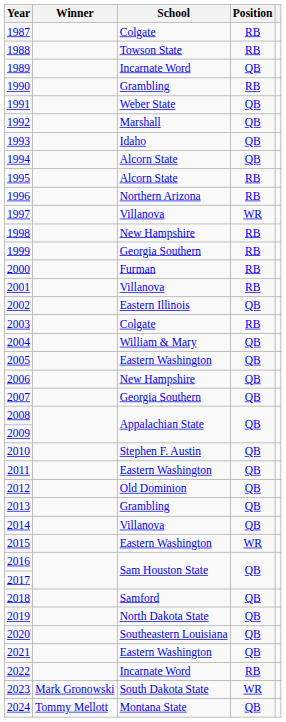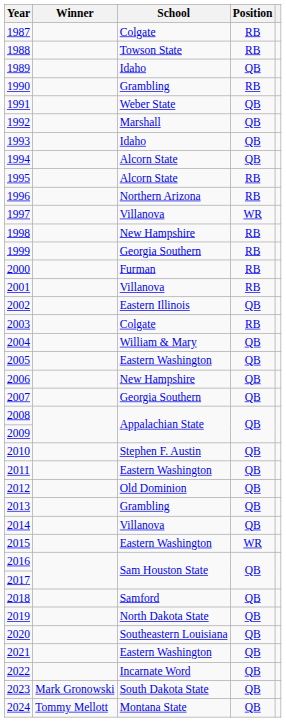(155, 68) Incarnate Word -> (133, 68) Idaho
(253, 671) RB -> (253, 671) QB
(253, 689) WR -> (253, 689) QB
